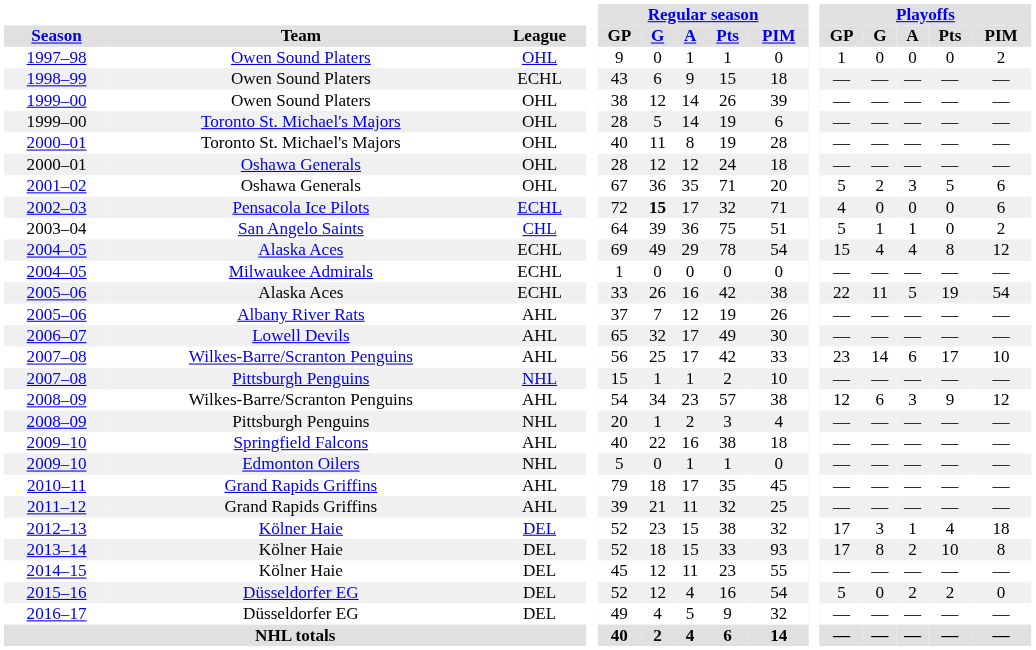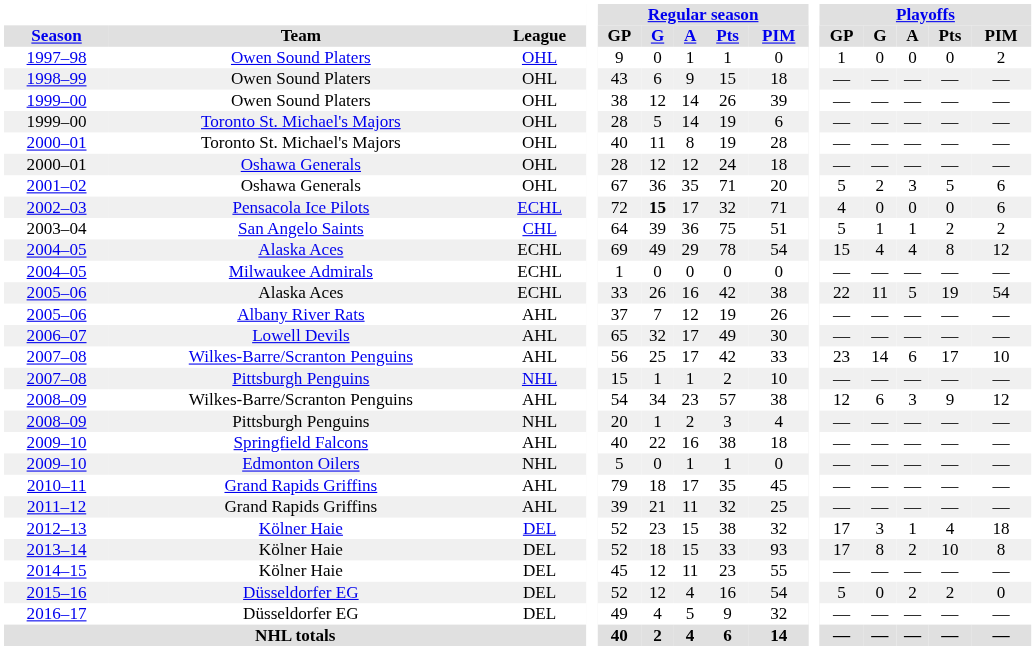(540, 78) ECHL -> (540, 78) OHL
(950, 228) 0 -> (950, 228) 2
